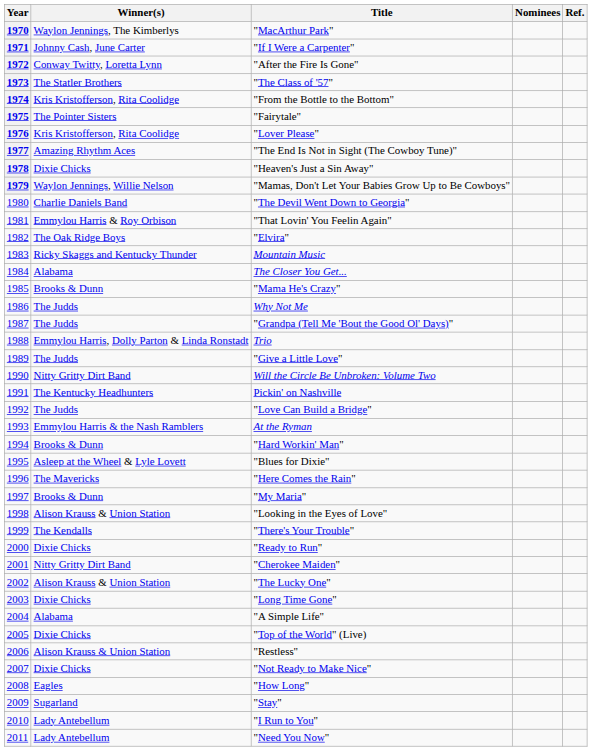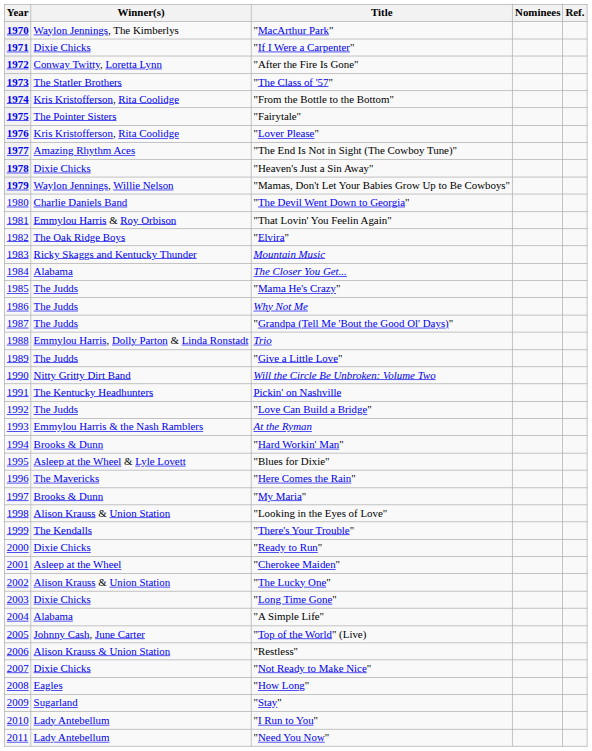(89, 47) Johnny Cash, June Carter -> (62, 47) Dixie Chicks
(68, 289) Brooks & Dunn -> (56, 289) The Judds
(82, 565) Nitty Gritty Dirt Band -> (77, 565) Asleep at the Wheel
(62, 634) Dixie Chicks -> (89, 634) Johnny Cash, June Carter
